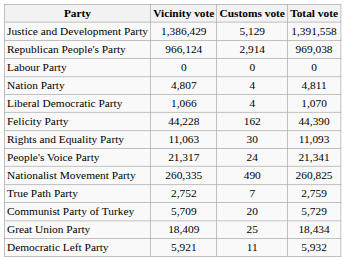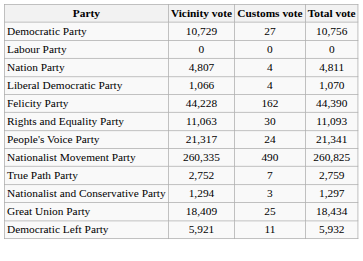- row: (77, 31)
+ row: (47, 31)
- row: (66, 49)
- row: (71, 211)
+ row: (86, 193)
